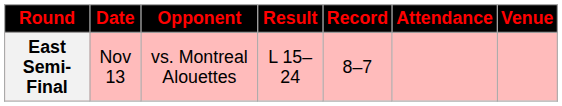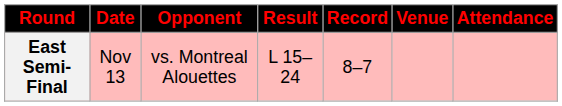columns swapped: (527, 18) <-> (445, 18)
